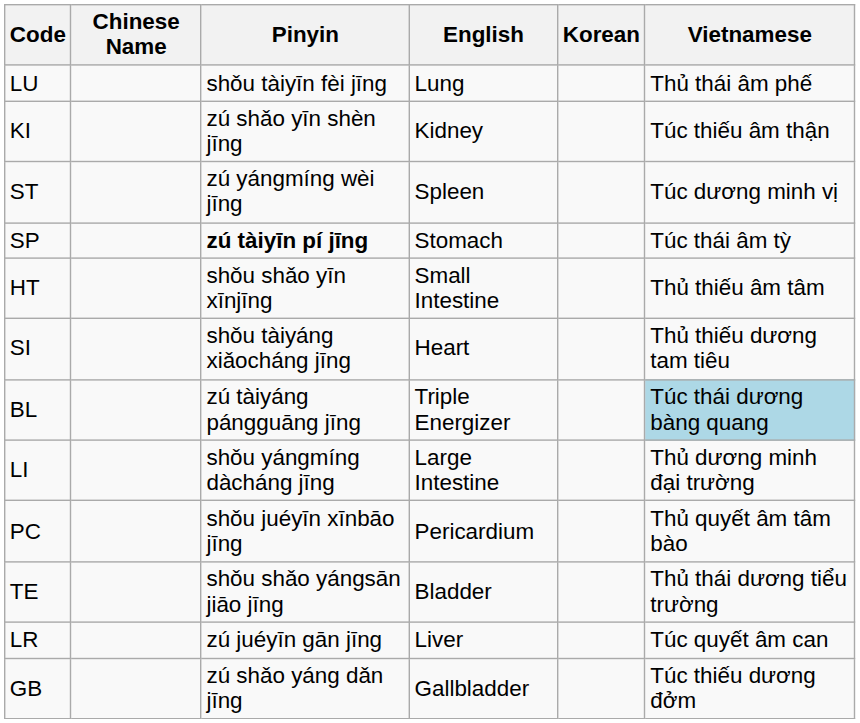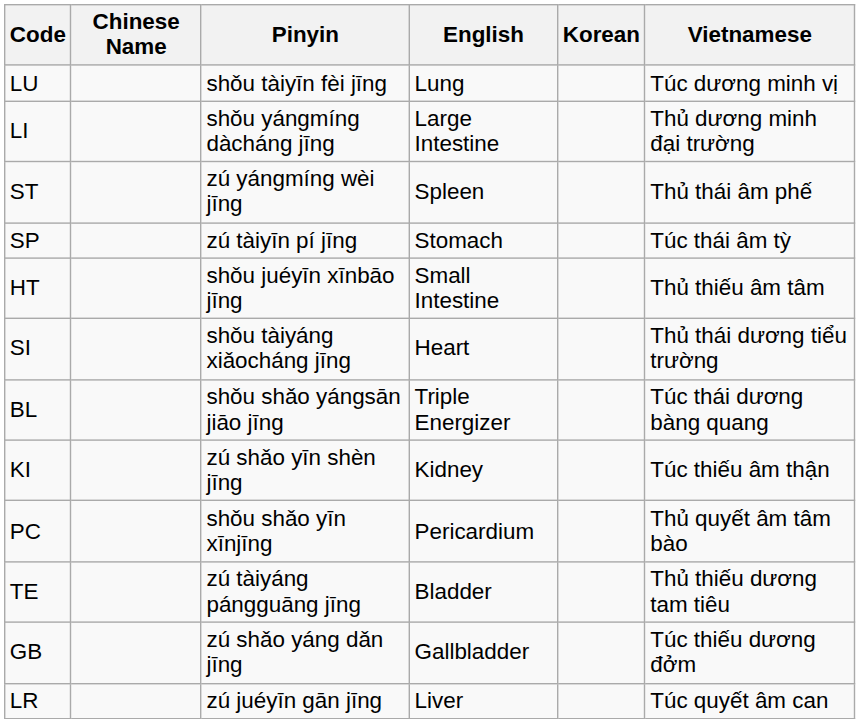(731, 82) Thủ thái âm phế -> (744, 82) Túc dương minh vị
rows swapped: (19, 470) <-> (20, 131)
(744, 191) Túc dương minh vị -> (731, 191) Thủ thái âm phế
(287, 239) bold -> (282, 239) normal
(276, 288) shǒu shǎo yīn xīnjīng -> (300, 288) shǒu juéyīn xīnbāo jīng
(734, 348) Thủ thiếu dương tam tiêu -> (749, 348) Thủ thái dương tiểu trường
(284, 409) zú tàiyáng pángguāng jīng -> (304, 409) shǒu shǎo yángsān jiāo jīng
(727, 409) lightblue background -> (727, 409) no background
(300, 530) shǒu juéyīn xīnbāo jīng -> (276, 530) shǒu shǎo yīn xīnjīng
(304, 591) shǒu shǎo yángsān jiāo jīng -> (284, 591) zú tàiyáng pángguāng jīng
(749, 591) Thủ thái dương tiểu trường -> (734, 591) Thủ thiếu dương tam tiêu
rows swapped: (26, 687) <-> (24, 639)
